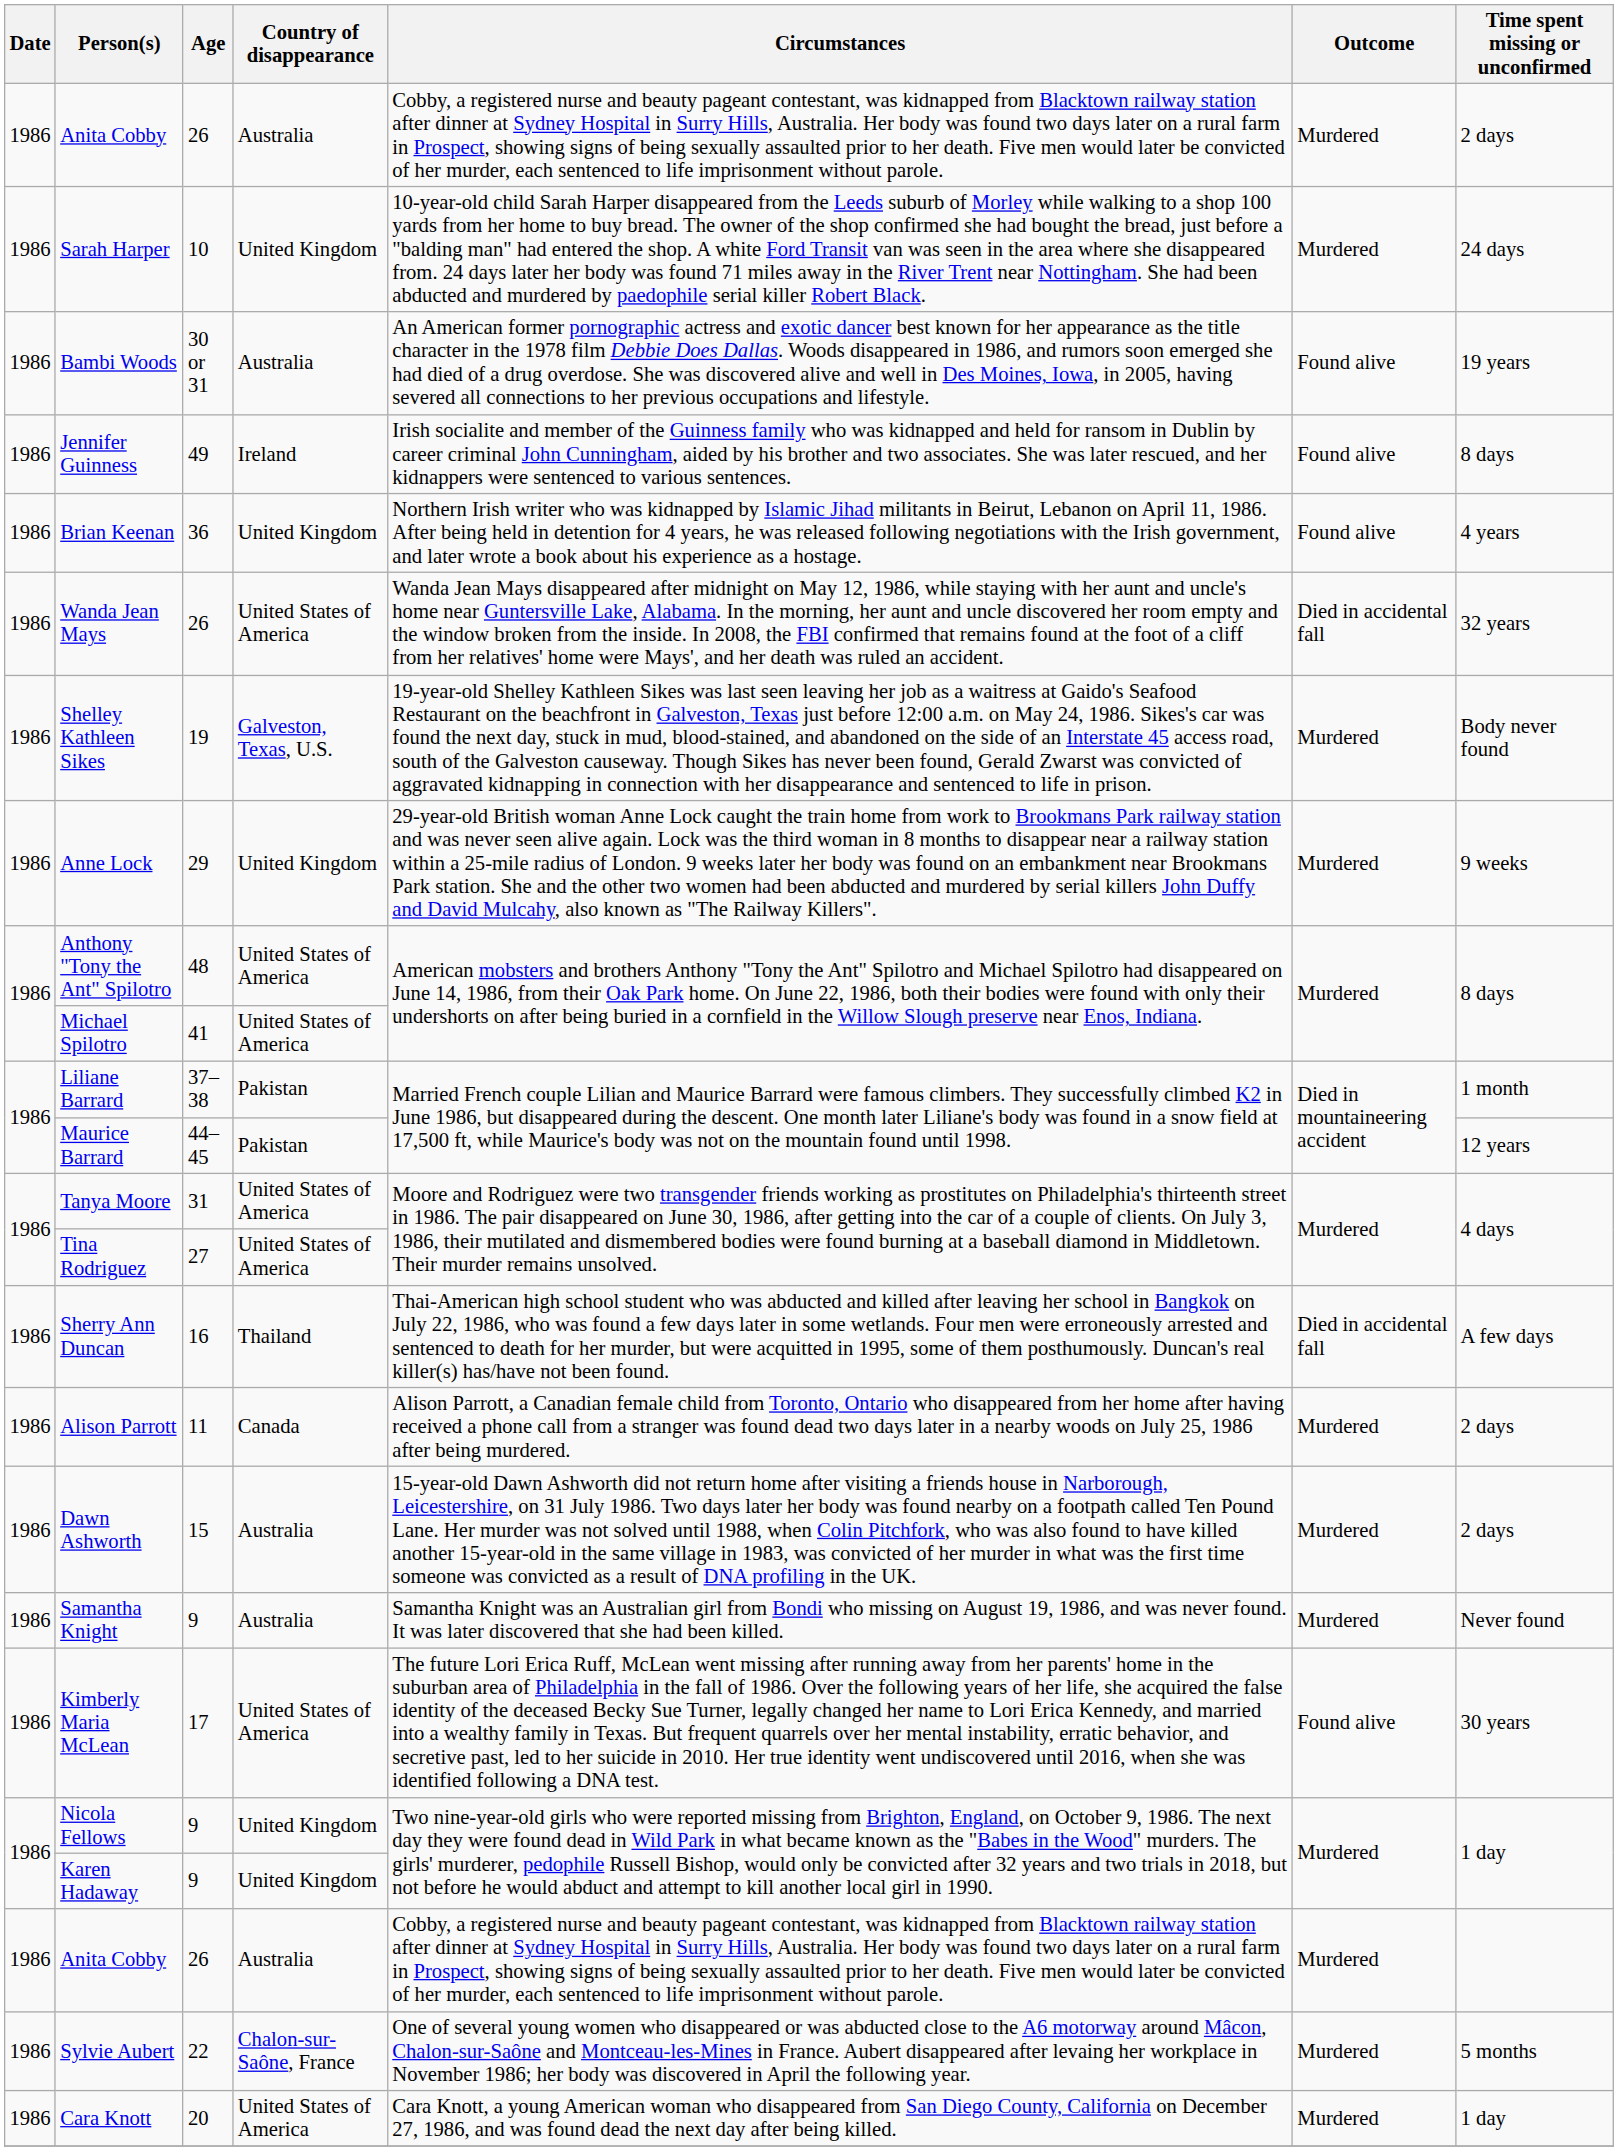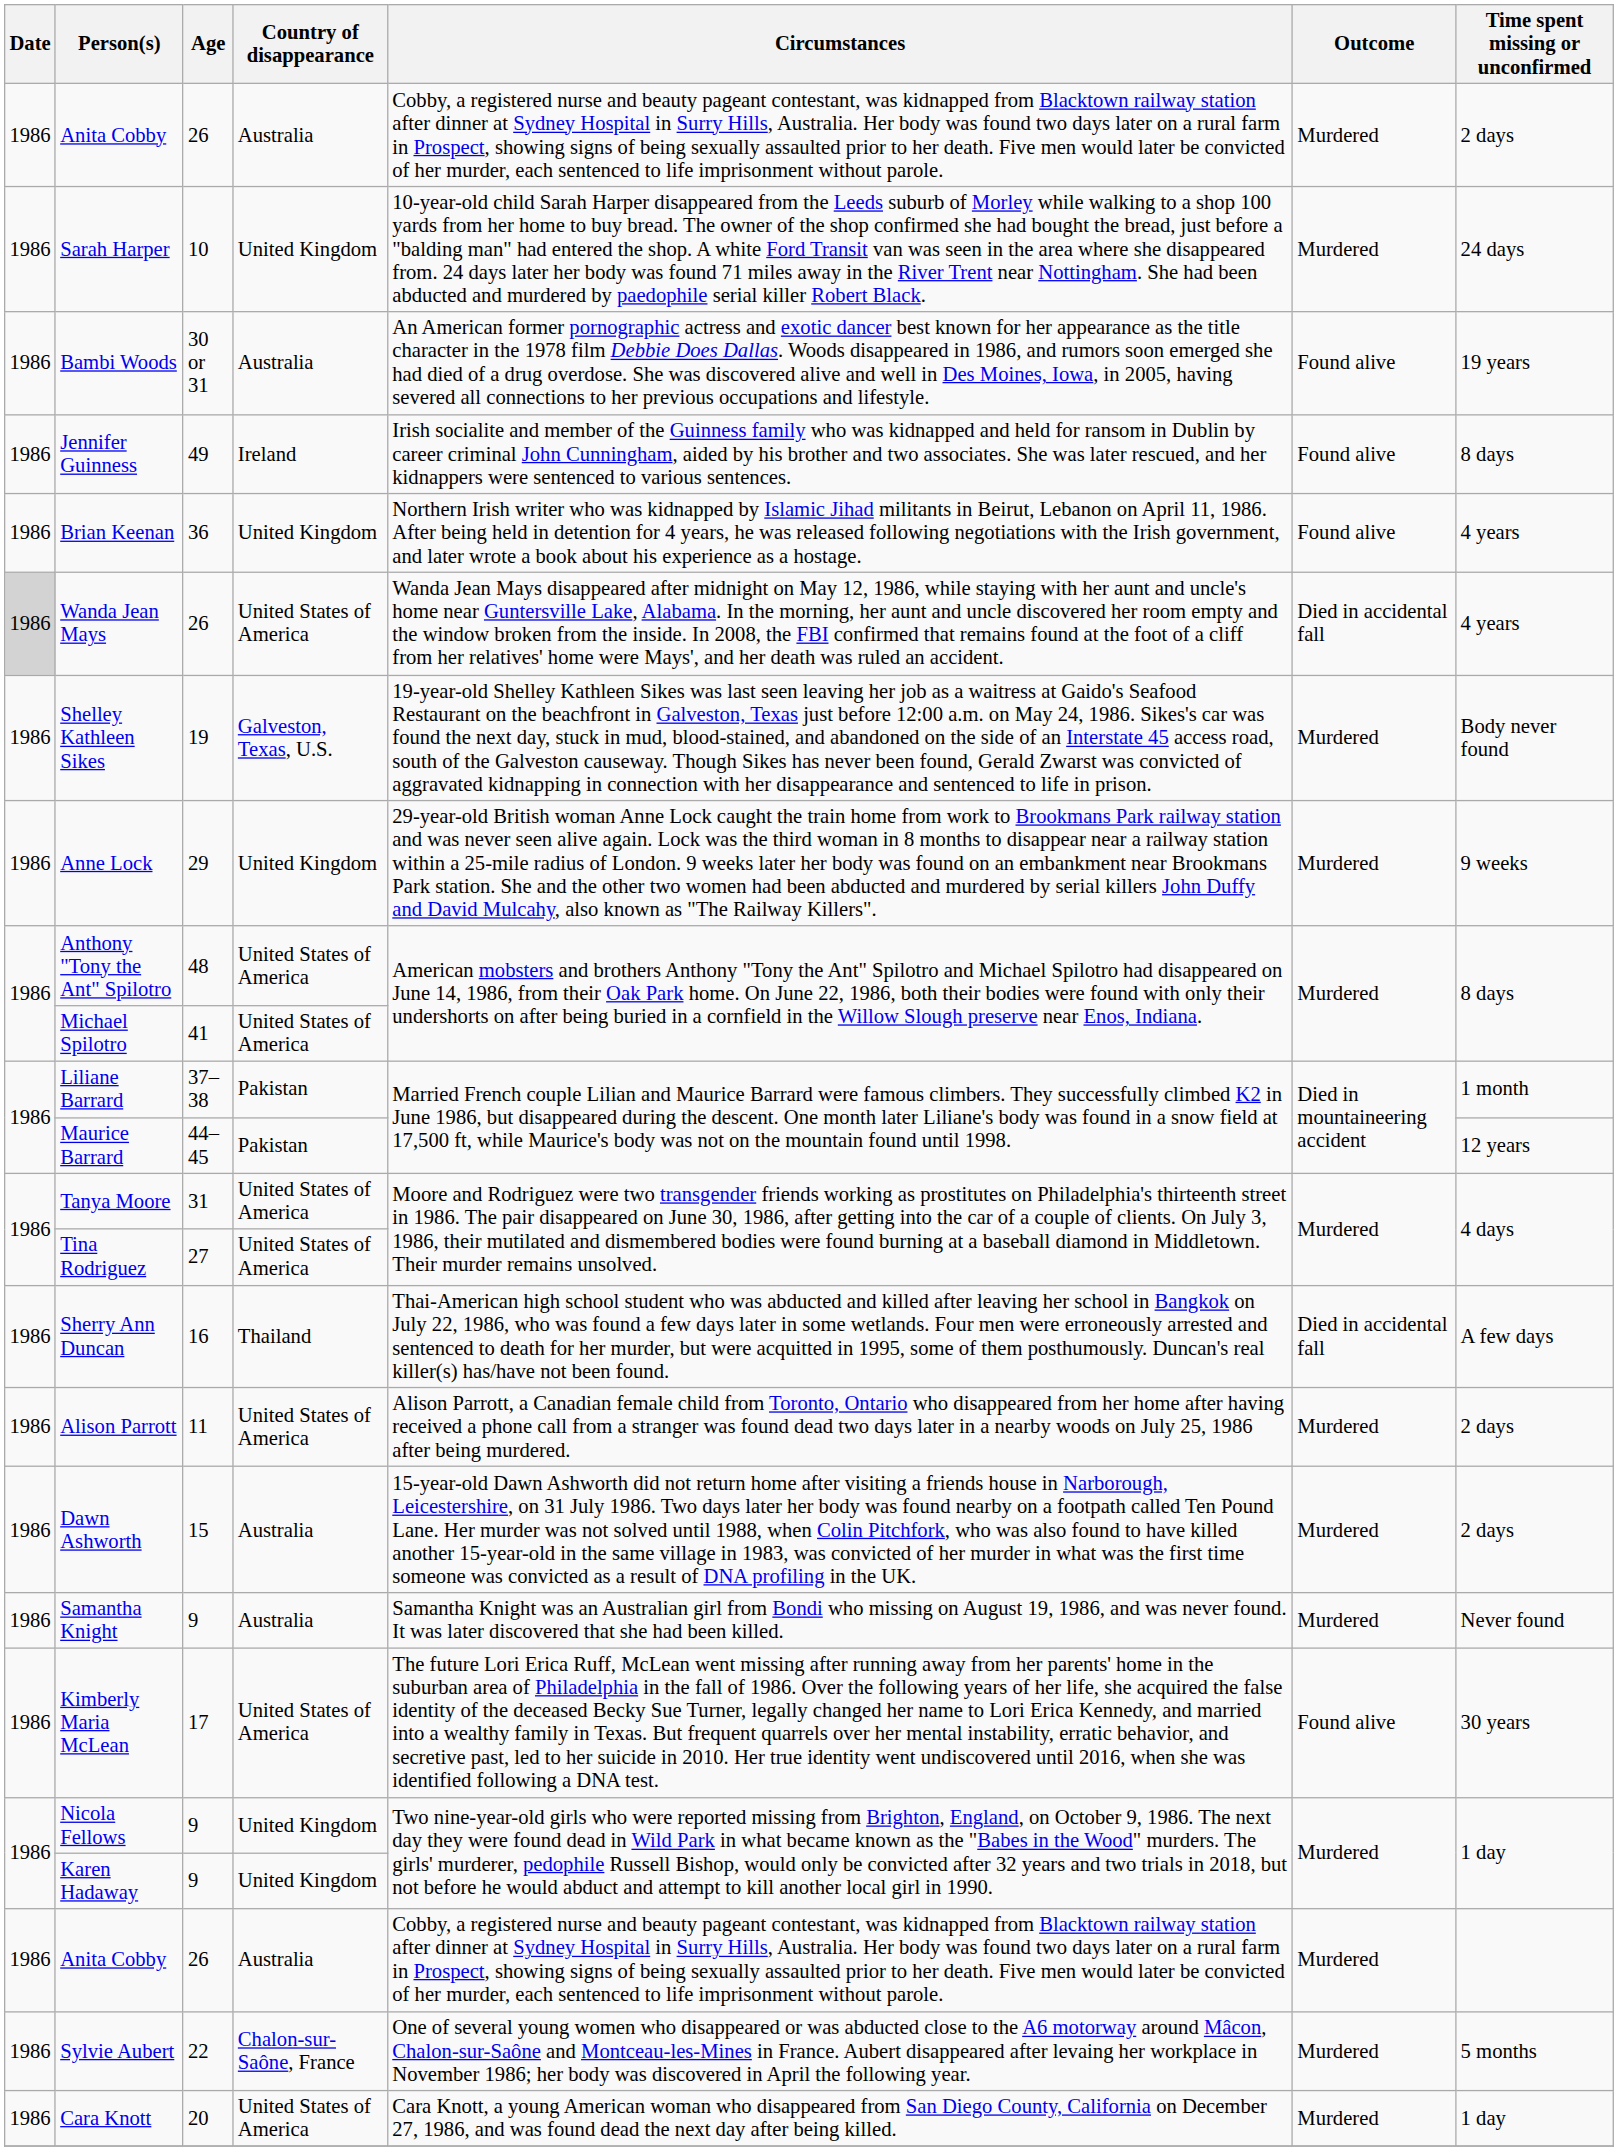(30, 623) no background -> (30, 623) lightgrey background
(1495, 623) 32 years -> (1490, 623) 4 years
(269, 1426) Canada -> (304, 1426) United States of America
